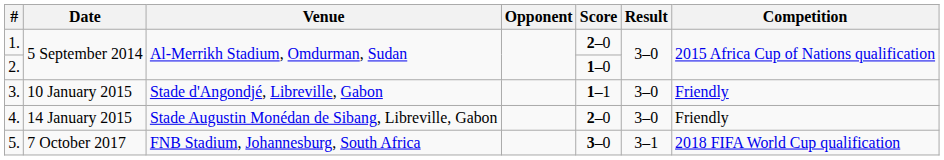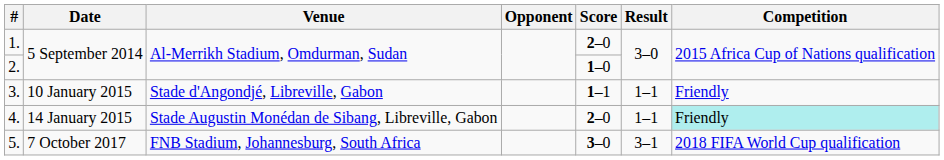(646, 92) 3–0 -> (646, 92) 1–1
(646, 117) 3–0 -> (646, 117) 1–1
(702, 117) no background -> (702, 117) paleturquoise background
